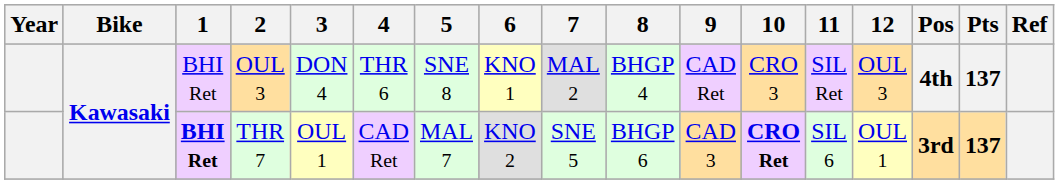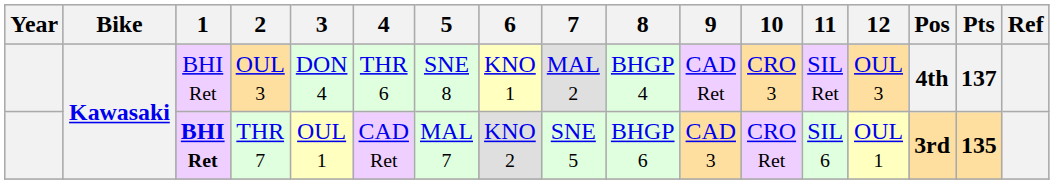(774, 145) bold -> (772, 145) normal
(983, 145) 137 -> (979, 145) 135
